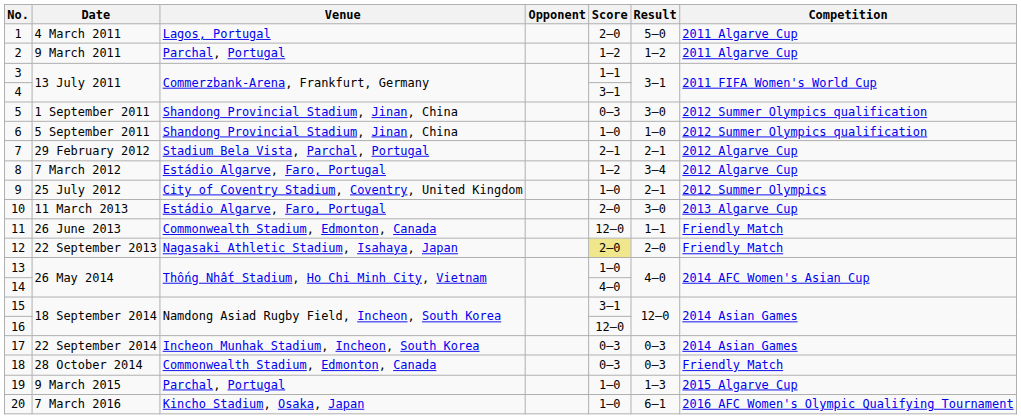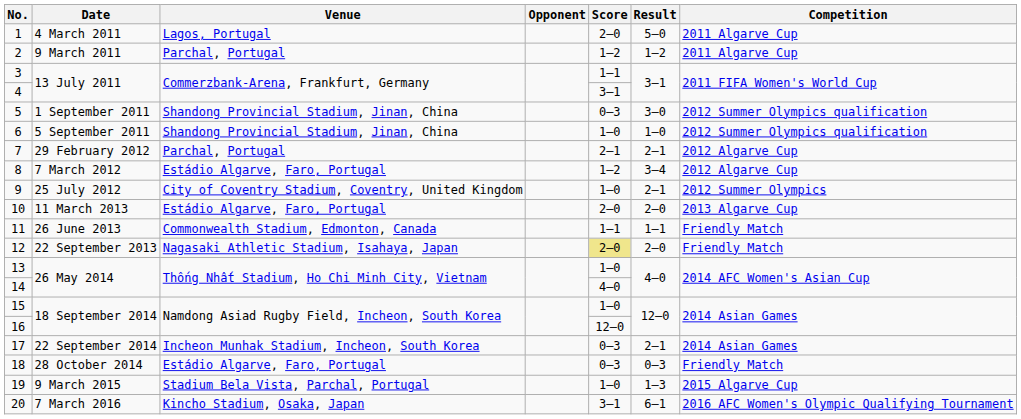(296, 151) Stadium Bela Vista, Parchal, Portugal -> (224, 151) Parchal, Portugal
(655, 209) 3–0 -> (655, 209) 2–0
(610, 229) 12–0 -> (610, 229) 1–1
(610, 307) 3–1 -> (610, 307) 1–0
(655, 346) 0–3 -> (655, 346) 2–1
(300, 365) Commonwealth Stadium, Edmonton, Canada -> (274, 365) Estádio Algarve, Faro, Portugal
(224, 385) Parchal, Portugal -> (296, 385) Stadium Bela Vista, Parchal, Portugal
(610, 404) 1–0 -> (610, 404) 3–1
